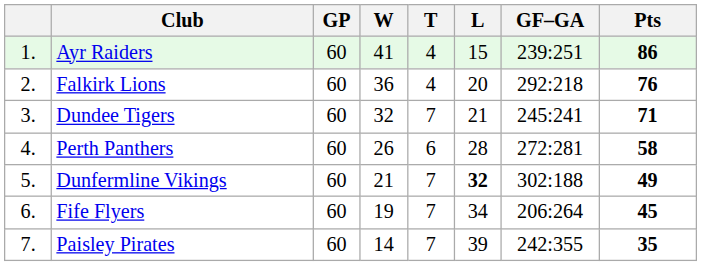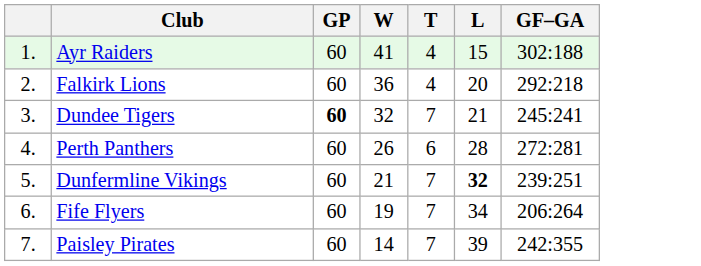- column: (648, 20)
(550, 52) 239:251 -> (550, 52) 302:188
(337, 116) normal -> (337, 116) bold
(550, 180) 302:188 -> (550, 180) 239:251
